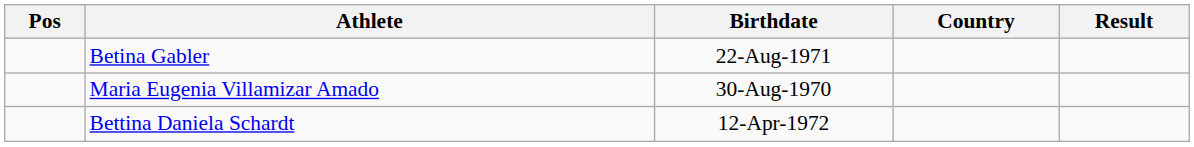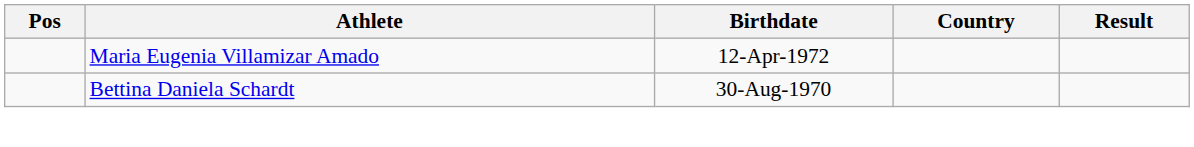- row: (149, 55)
(774, 89) 30-Aug-1970 -> (774, 55) 12-Apr-1972
(774, 123) 12-Apr-1972 -> (774, 89) 30-Aug-1970
